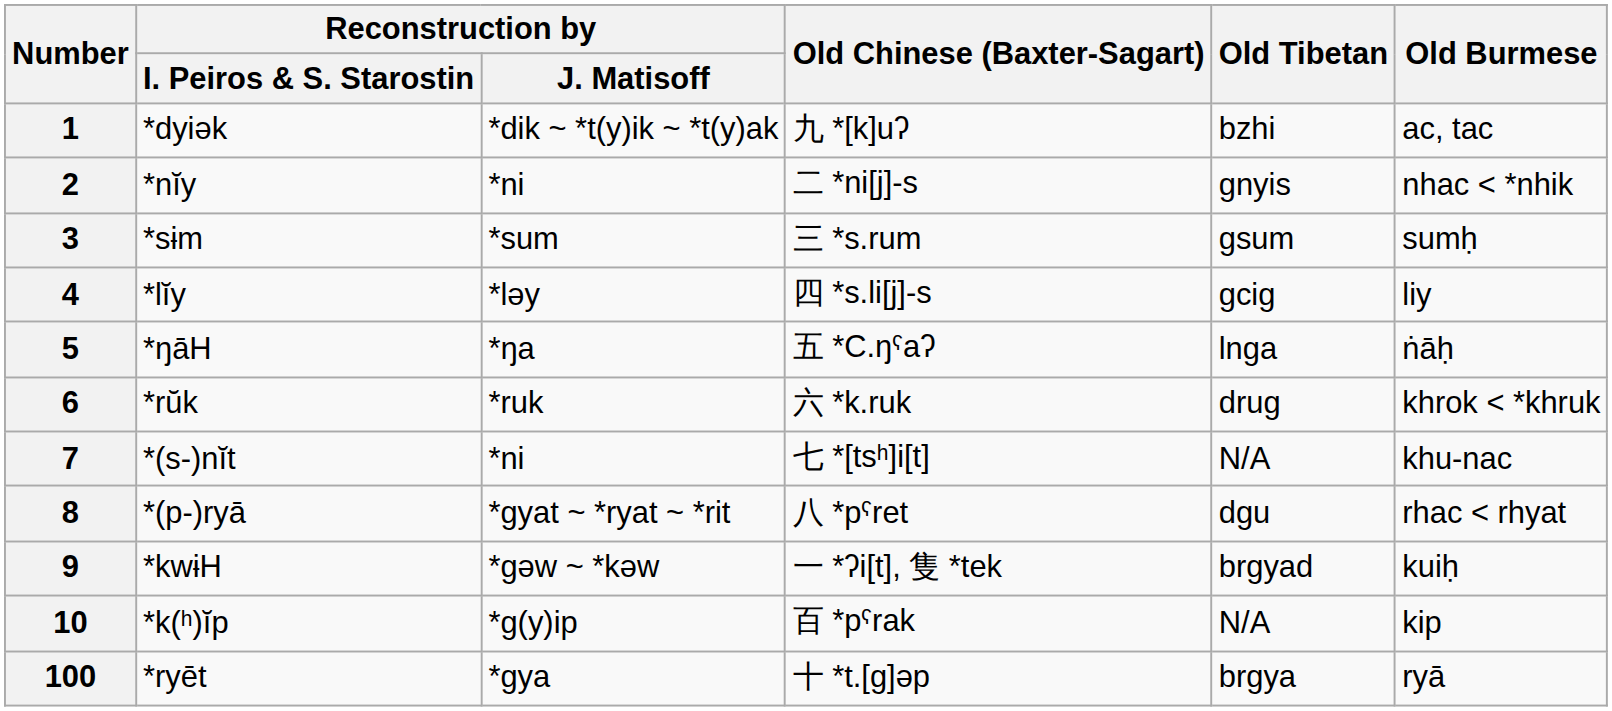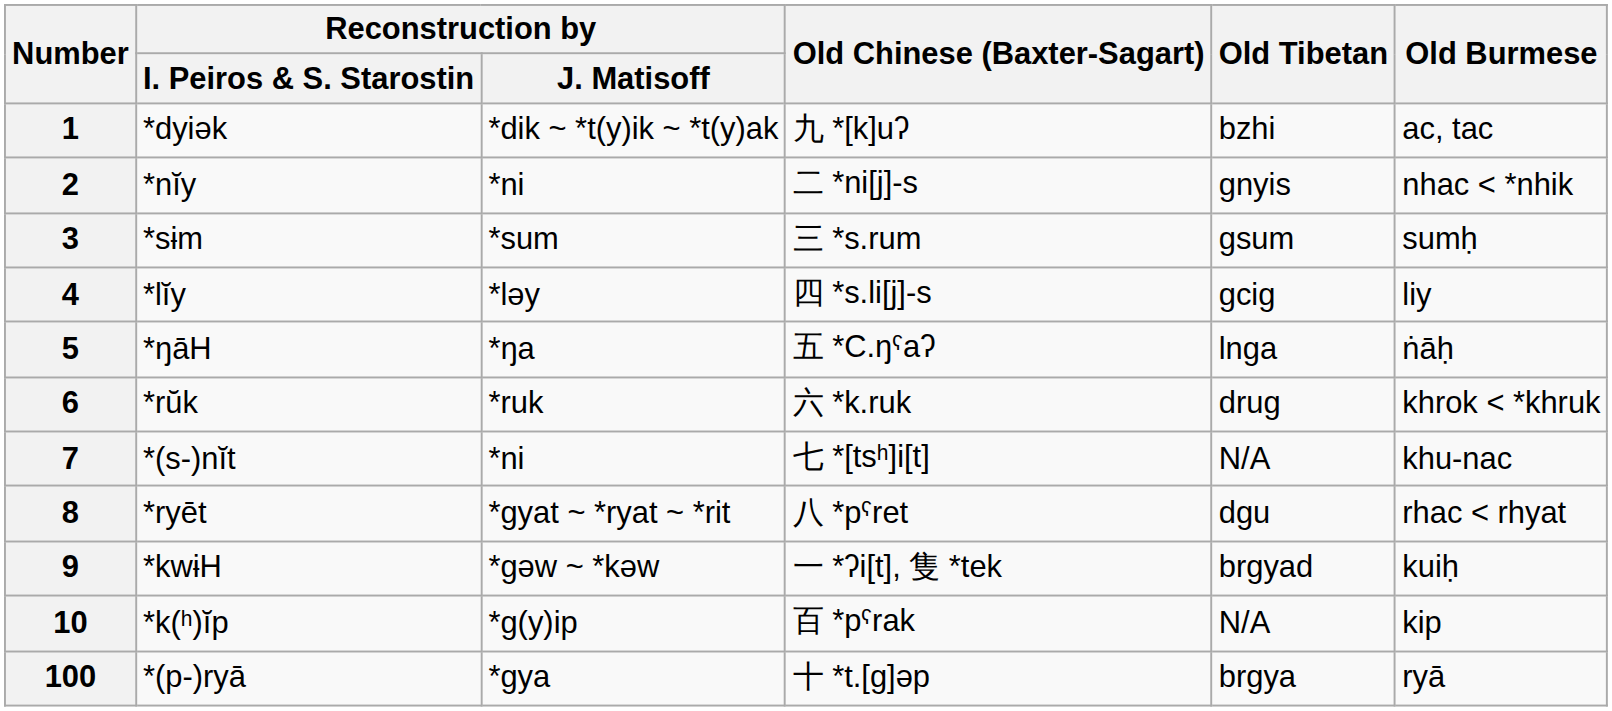(194, 513) *(p-)ryā -> (175, 513) *ryēt
(175, 677) *ryēt -> (194, 677) *(p-)ryā
